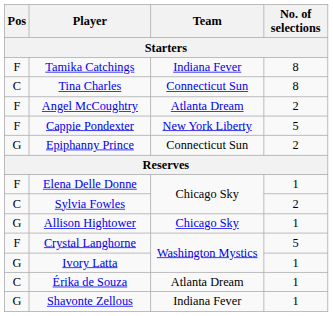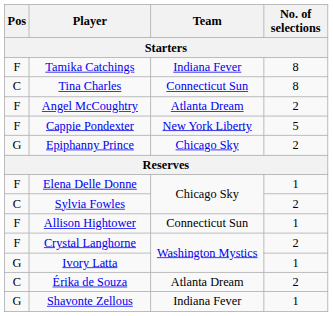(207, 145) Connecticut Sun -> (207, 145) Chicago Sky
(17, 223) G -> (17, 223) F
(207, 223) Chicago Sky -> (207, 223) Connecticut Sun
(296, 243) 5 -> (296, 243) 2
(296, 282) 1 -> (296, 282) 2
